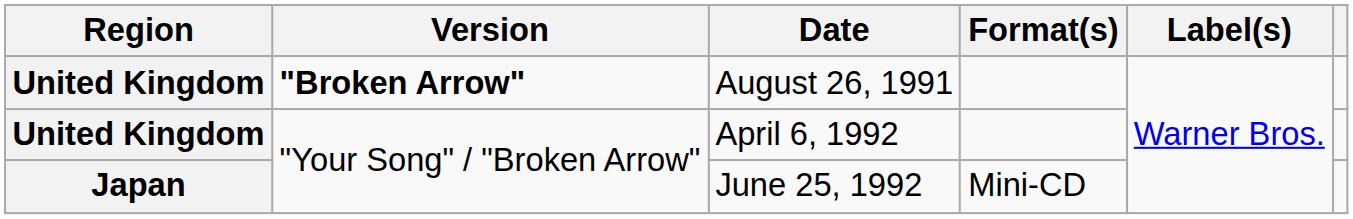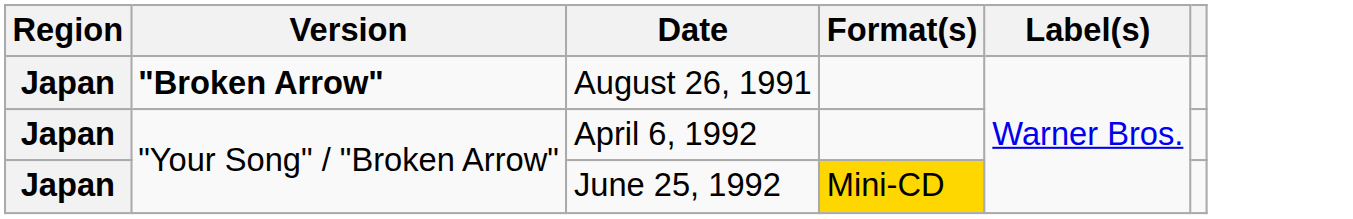(139, 82) United Kingdom -> (68, 82) Japan
(139, 133) United Kingdom -> (68, 133) Japan
(1027, 185) no background -> (886, 185) gold background
